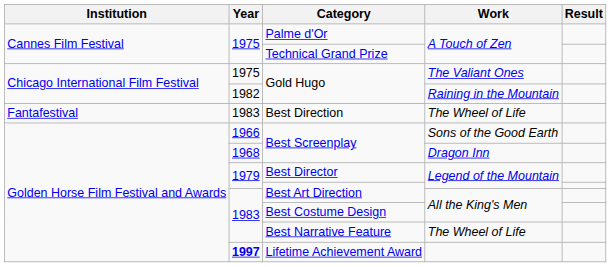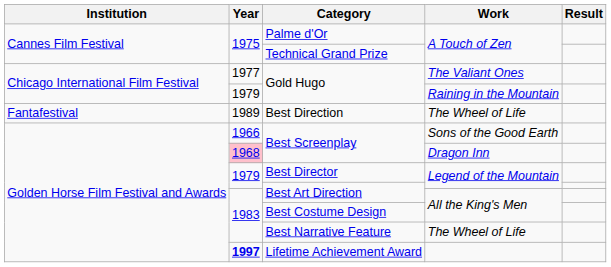(246, 73) 1975 -> (246, 73) 1977
(246, 93) 1982 -> (246, 93) 1979
(246, 113) 1983 -> (246, 113) 1989
(246, 152) no background -> (246, 152) pink background
